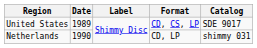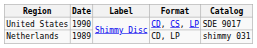(82, 24) 1989 -> (82, 24) 1990
(82, 37) 1990 -> (82, 37) 1989
